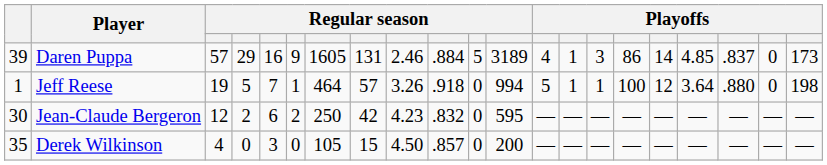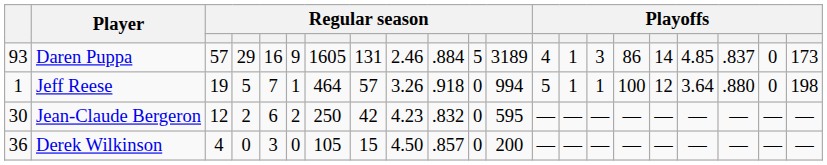(18, 57) 39 -> (18, 57) 93
(18, 145) 35 -> (18, 145) 36
